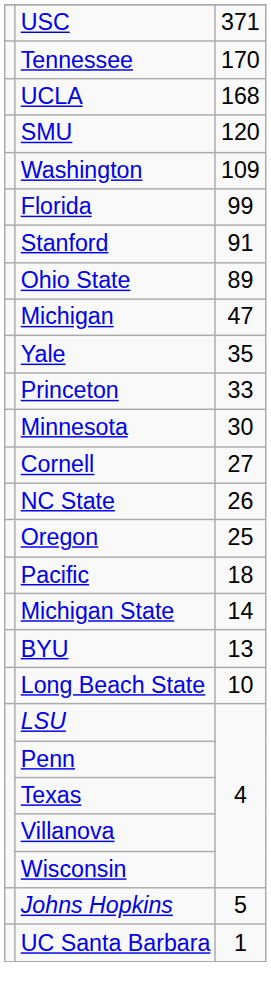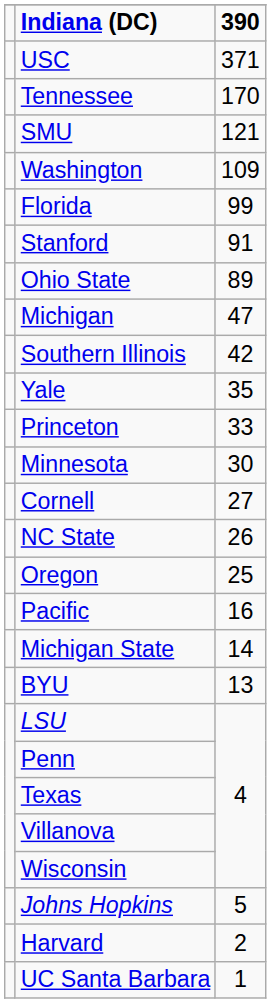+ row: (89, 22)
- row: (52, 96)
(240, 133) 120 -> (240, 133) 121
+ row: (103, 354)
(240, 574) 18 -> (240, 611) 16
- row: (113, 685)
+ row: (62, 942)
